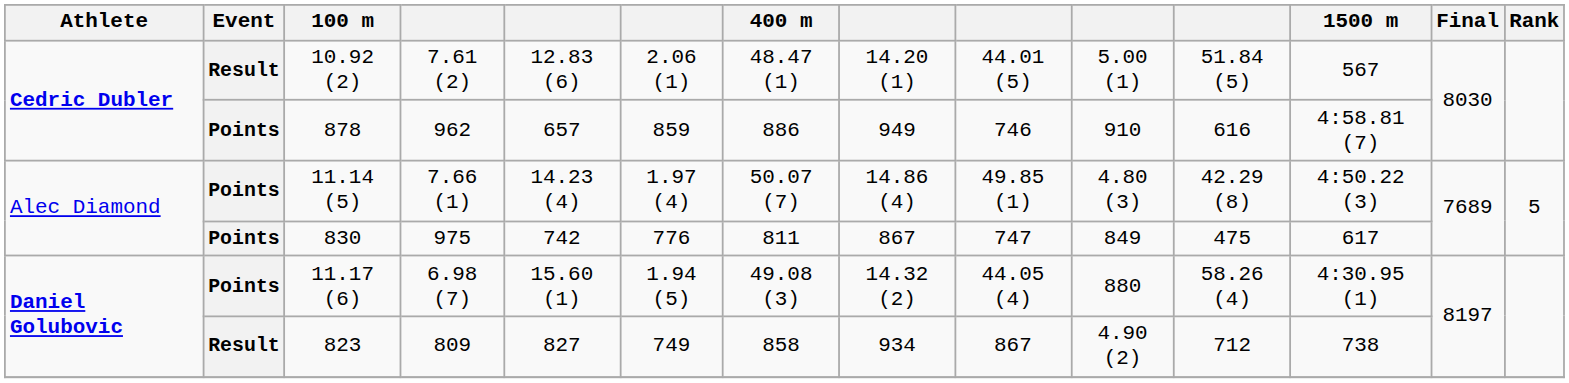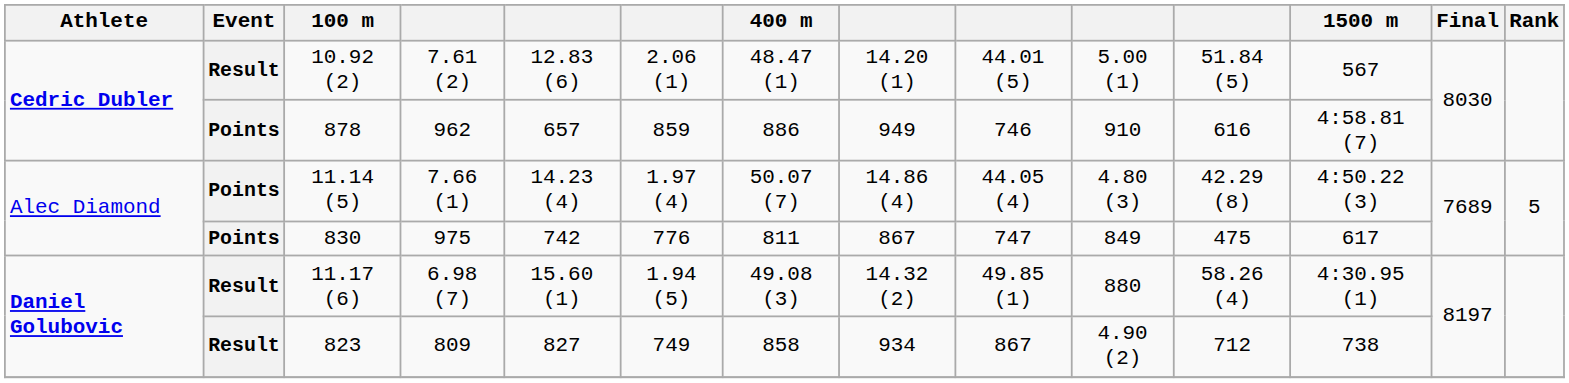(1013, 190) 49.85 (1) -> (1013, 190) 44.05 (4)
(244, 286) Points -> (244, 286) Result
(1013, 286) 44.05 (4) -> (1013, 286) 49.85 (1)
